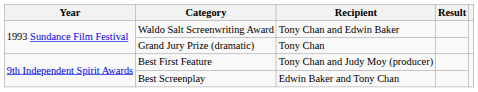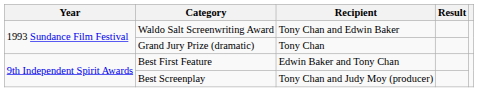(356, 62) Tony Chan and Judy Moy (producer) -> (339, 62) Edwin Baker and Tony Chan
(339, 78) Edwin Baker and Tony Chan -> (356, 78) Tony Chan and Judy Moy (producer)
